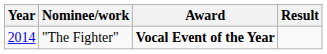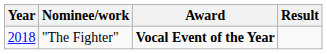(22, 37) 2014 -> (22, 37) 2018
